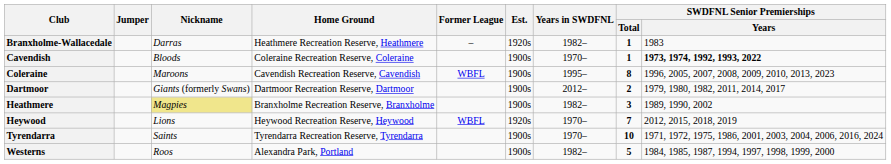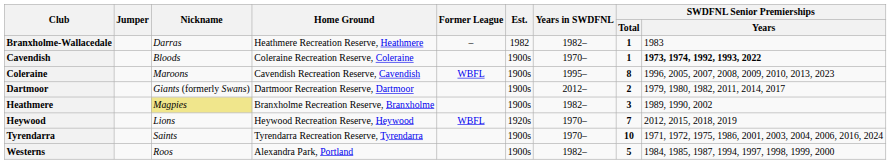(519, 43) 1920s -> (519, 43) 1982
